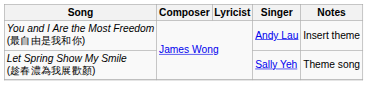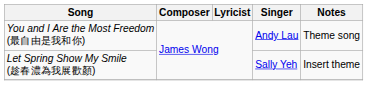(332, 35) Insert theme -> (332, 35) Theme song
(332, 65) Theme song -> (332, 65) Insert theme
